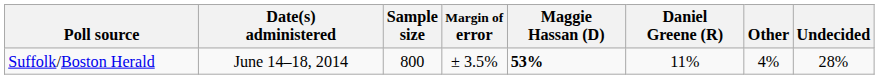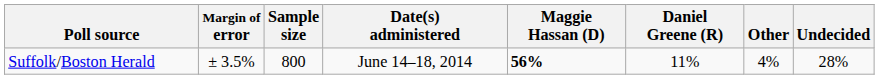columns swapped: (291, 26) <-> (474, 27)
(527, 61) 53% -> (527, 61) 56%
